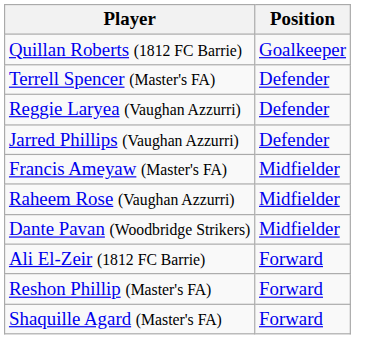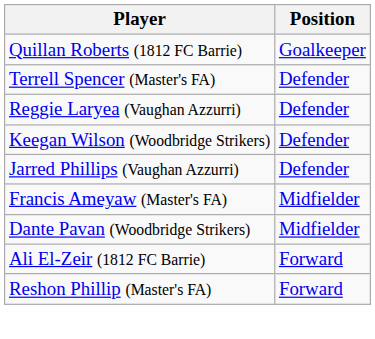+ row: (140, 139)
- row: (122, 199)
- row: (115, 318)
